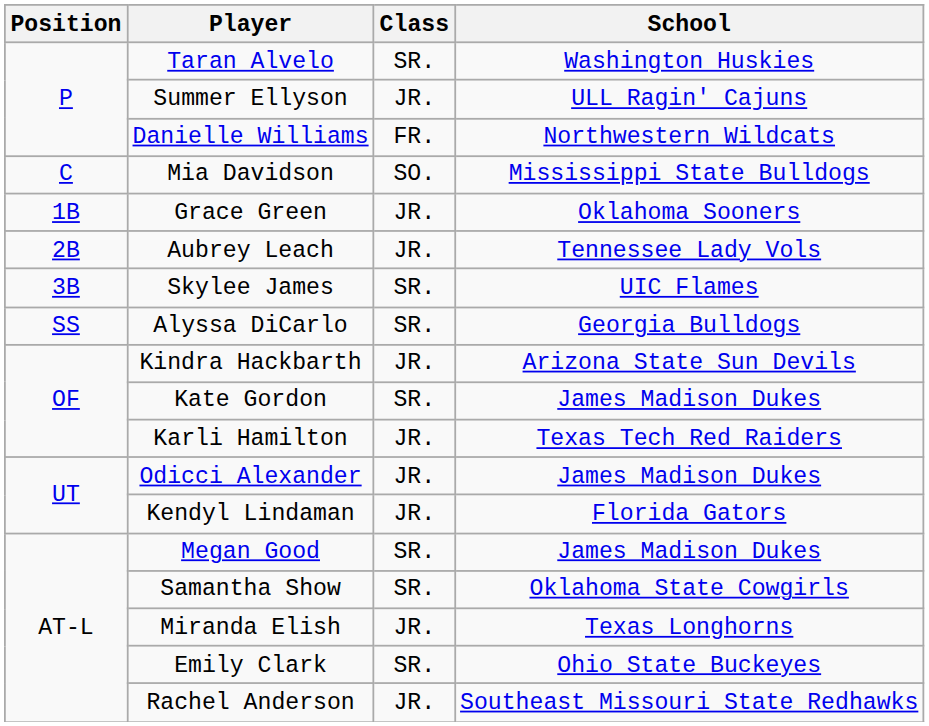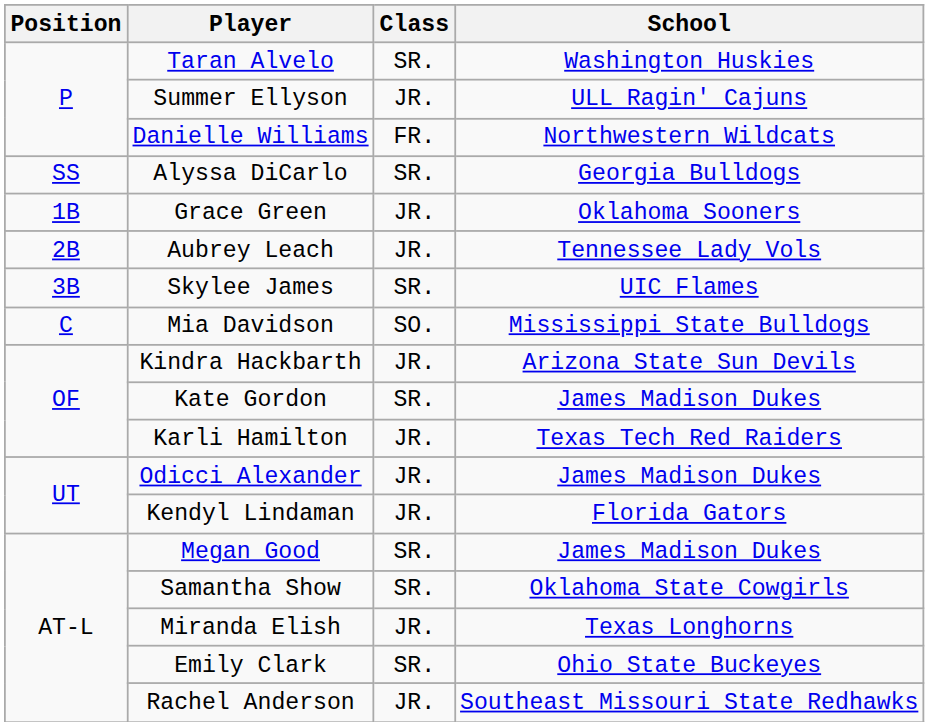rows swapped: (251, 175) <-> (251, 325)
